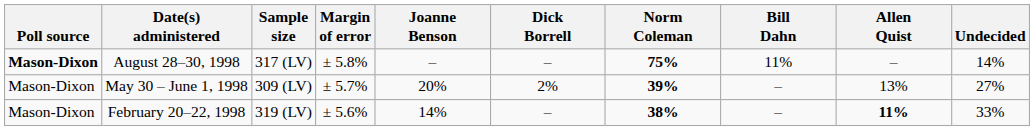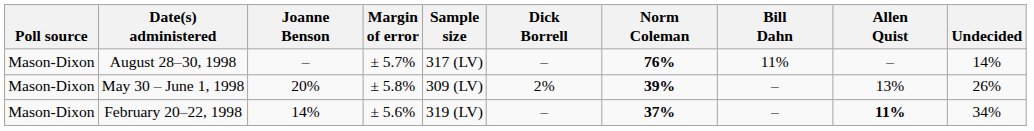columns swapped: (283, 26) <-> (432, 26)
(53, 61) bold -> (51, 61) normal
(345, 61) ± 5.8% -> (393, 61) ± 5.7%
(663, 61) 75% -> (660, 61) 76%
(345, 87) ± 5.7% -> (393, 87) ± 5.8%
(990, 87) 27% -> (987, 87) 26%
(663, 113) 38% -> (660, 113) 37%
(990, 113) 33% -> (987, 113) 34%
